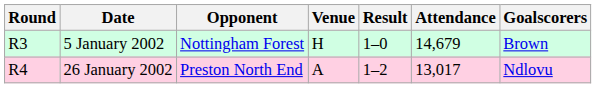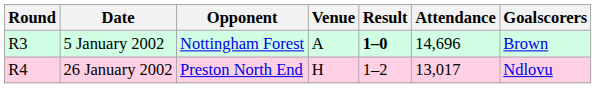(318, 43) H -> (318, 43) A
(375, 43) normal -> (375, 43) bold
(438, 43) 14,679 -> (438, 43) 14,696
(318, 69) A -> (318, 69) H
